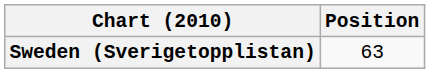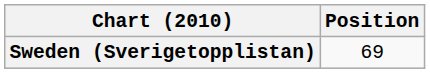(372, 53) 63 -> (372, 53) 69
